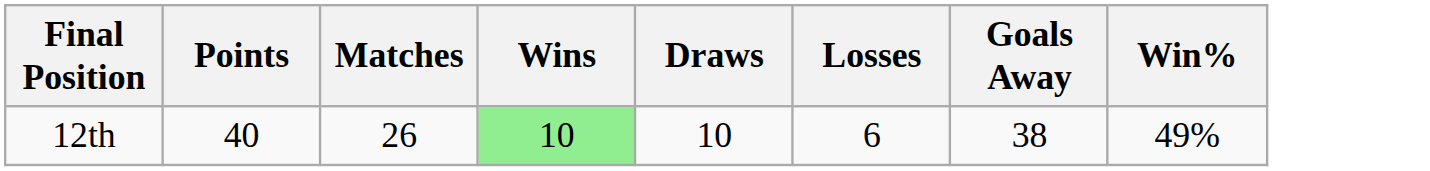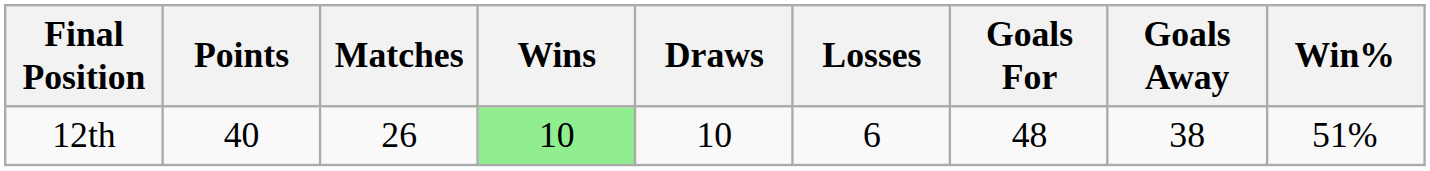+ column: (1030, 55)
(1187, 135) 49% -> (1345, 135) 51%
